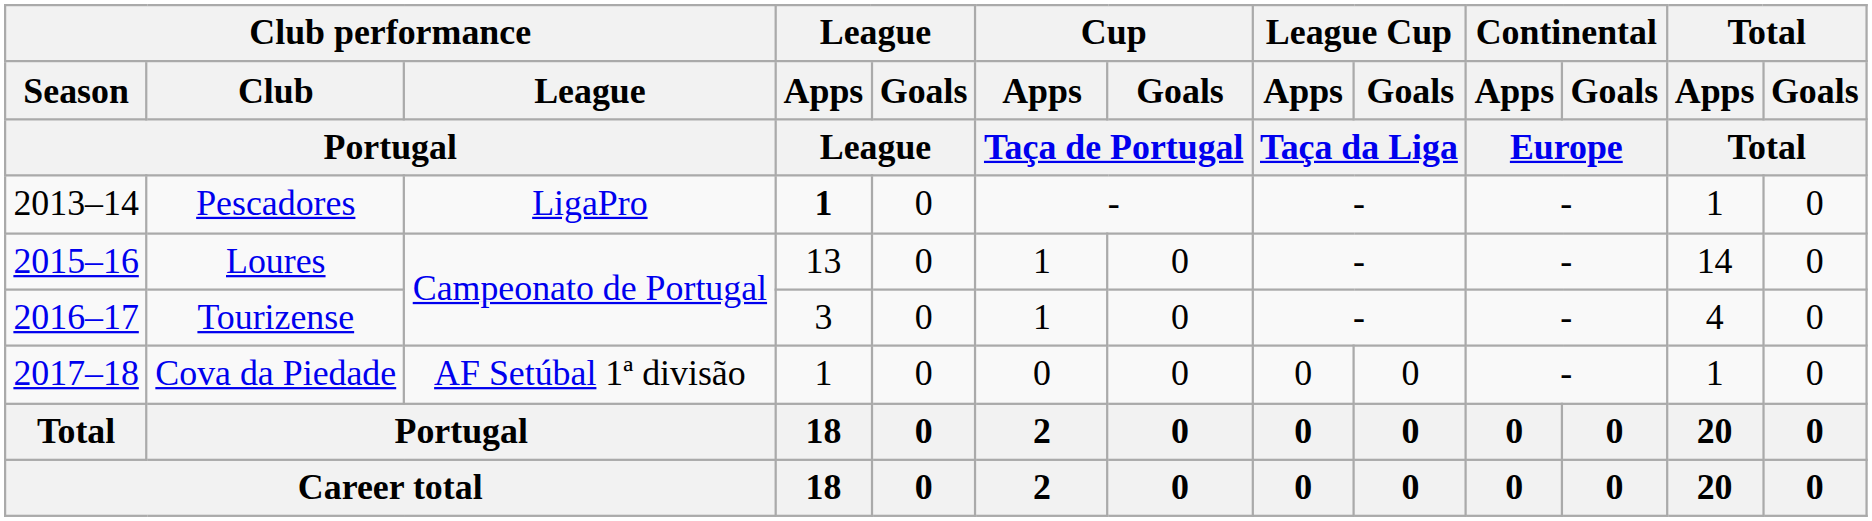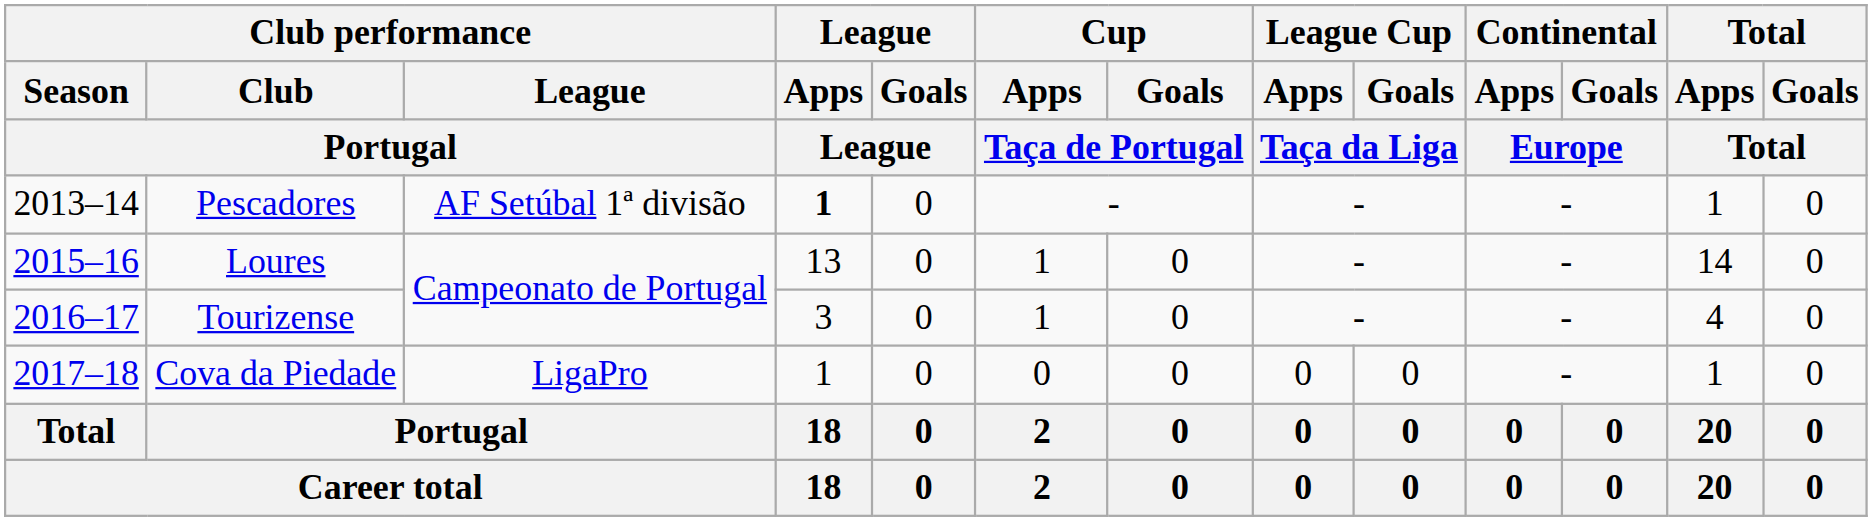(590, 203) LigaPro -> (590, 203) AF Setúbal 1ª divisão
(590, 373) AF Setúbal 1ª divisão -> (590, 373) LigaPro
